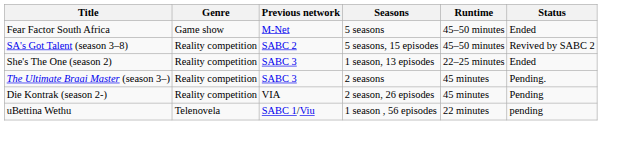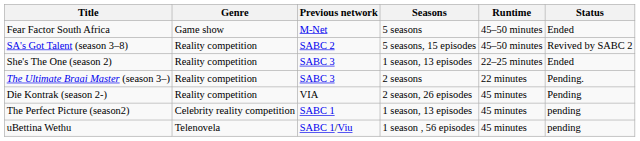(466, 78) 45 minutes -> (504, 78) 22 minutes
+ row: (68, 111)
(466, 111) 22 minutes -> (504, 128) 45 minutes
